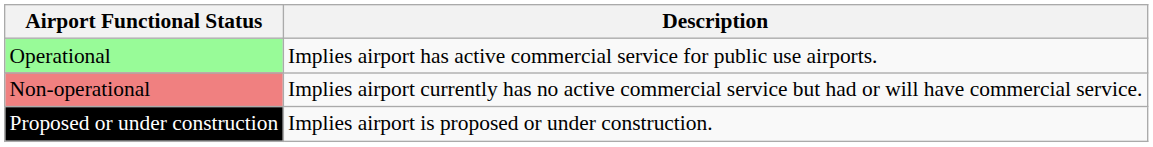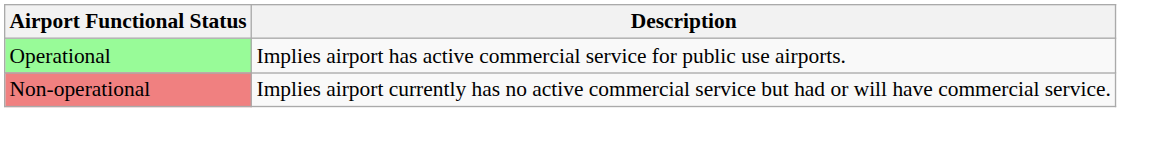- row: (144, 123)
